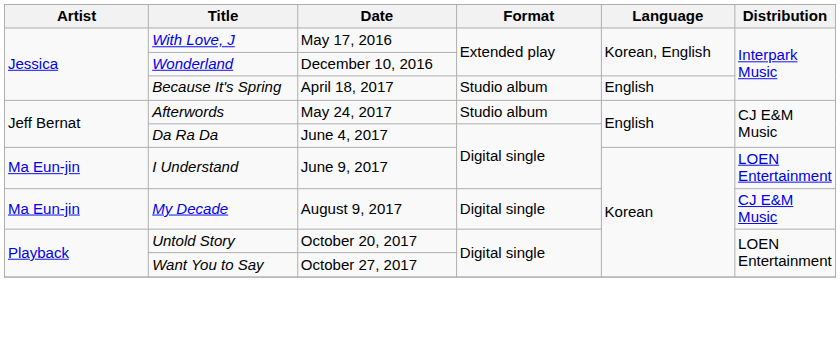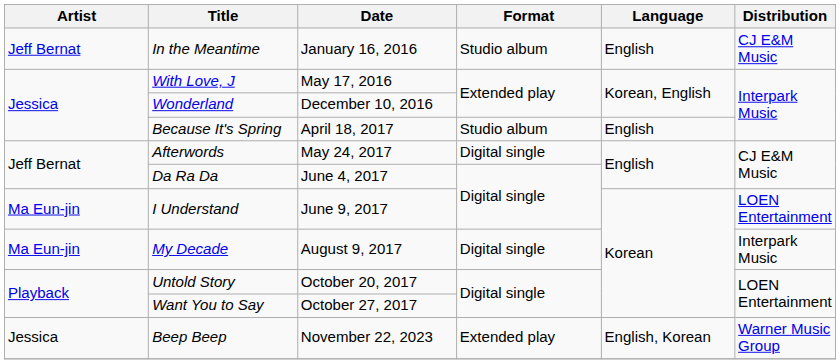+ row: (206, 48)
(504, 111) Studio album -> (502, 152) Digital single
(766, 208) CJ E&M Music -> (768, 249) Interpark Music
+ row: (189, 338)
